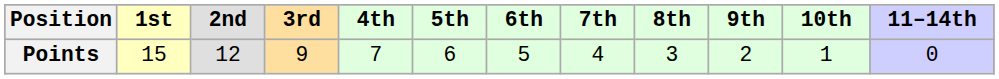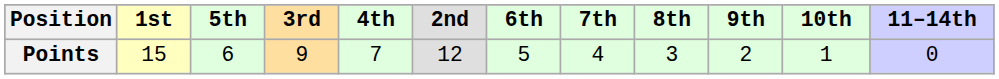columns swapped: (228, 22) <-> (450, 22)
